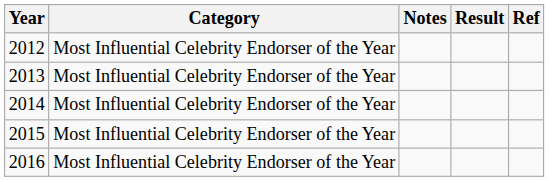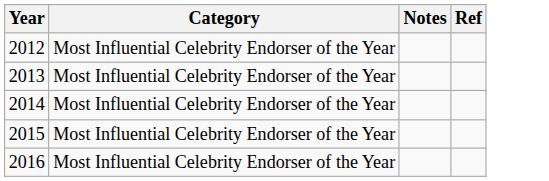- column: (480, 18)
